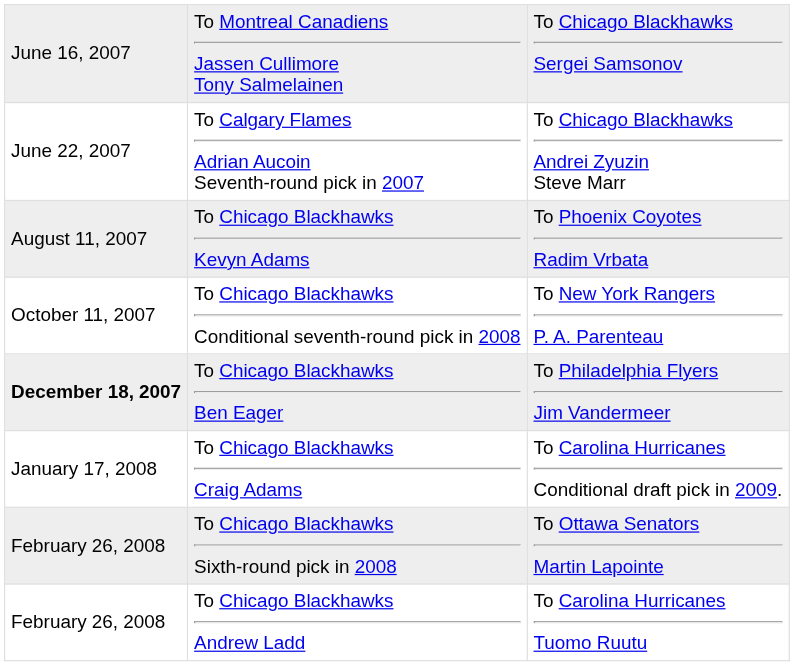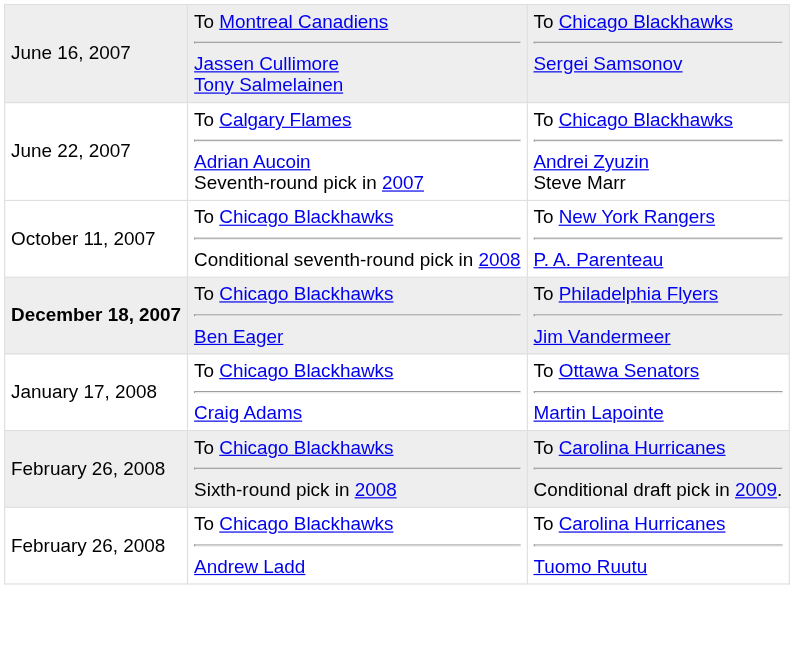- row: (357, 238)
(658, 468) To Carolina Hurricanes Conditional draft pick in 2009. -> (658, 392) To Ottawa Senators Martin Lapointe
(658, 545) To Ottawa Senators Martin Lapointe -> (658, 468) To Carolina Hurricanes Conditional draft pick in 2009.
